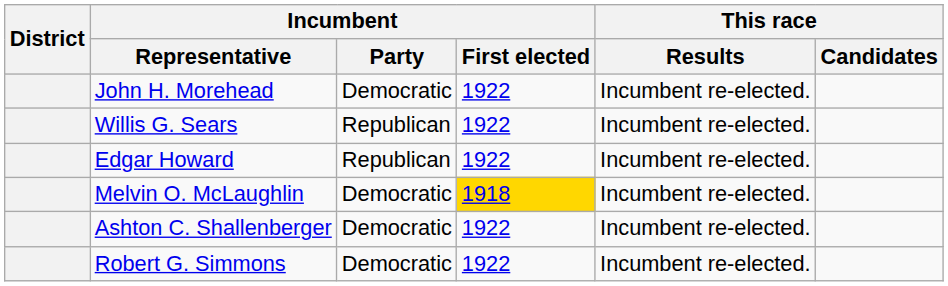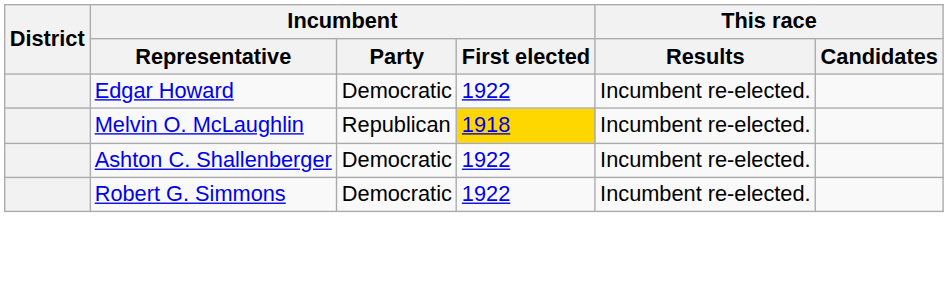- row: (184, 90)
- row: (166, 125)
(396, 159) Republican -> (397, 90) Democratic
(397, 194) Democratic -> (396, 125) Republican
